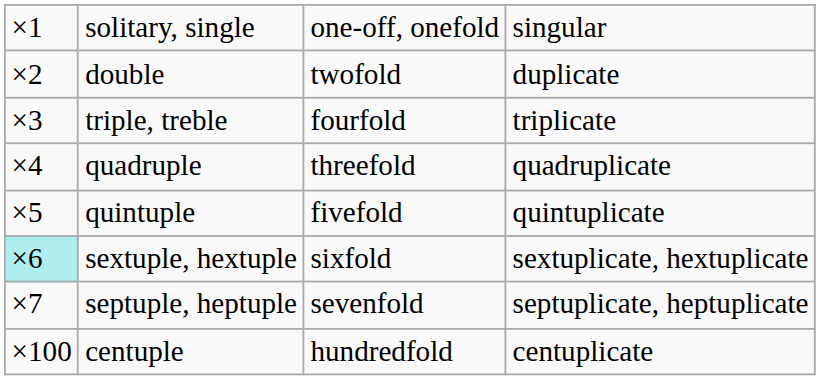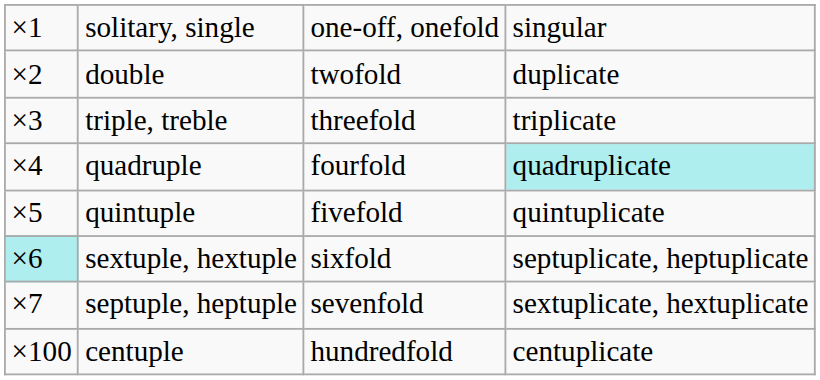(358, 119) fourfold -> (363, 119) threefold
(363, 166) threefold -> (358, 166) fourfold
(592, 166) no background -> (592, 166) paleturquoise background
(661, 258) sextuplicate, hextuplicate -> (661, 258) septuplicate, heptuplicate
(661, 304) septuplicate, heptuplicate -> (661, 304) sextuplicate, hextuplicate
